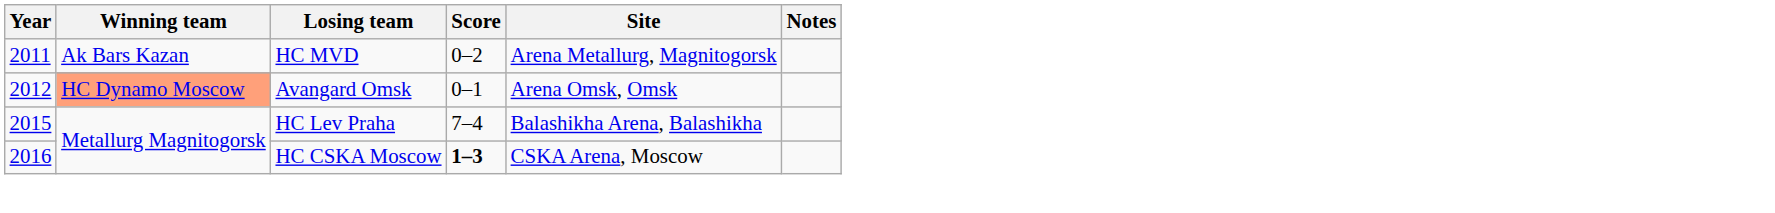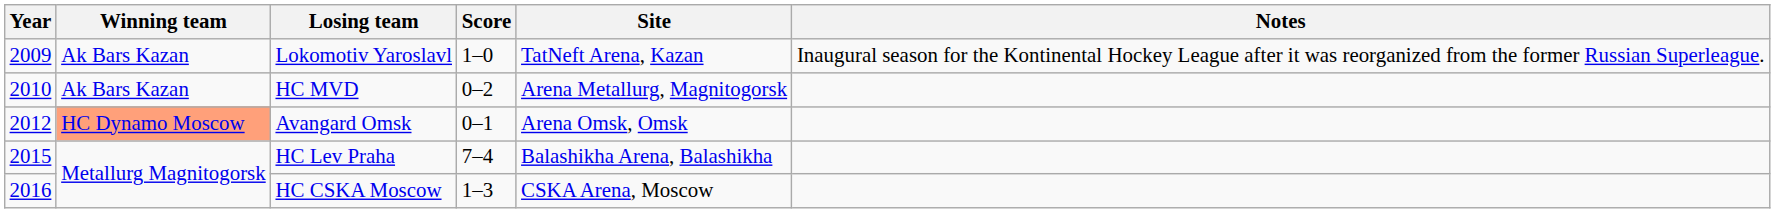+ row: (364, 55)
(30, 55) 2011 -> (30, 88) 2010
(467, 156) bold -> (477, 190) normal
